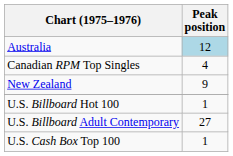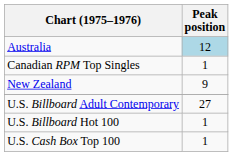(205, 65) 4 -> (205, 65) 1
rows swapped: (63, 103) <-> (93, 122)
